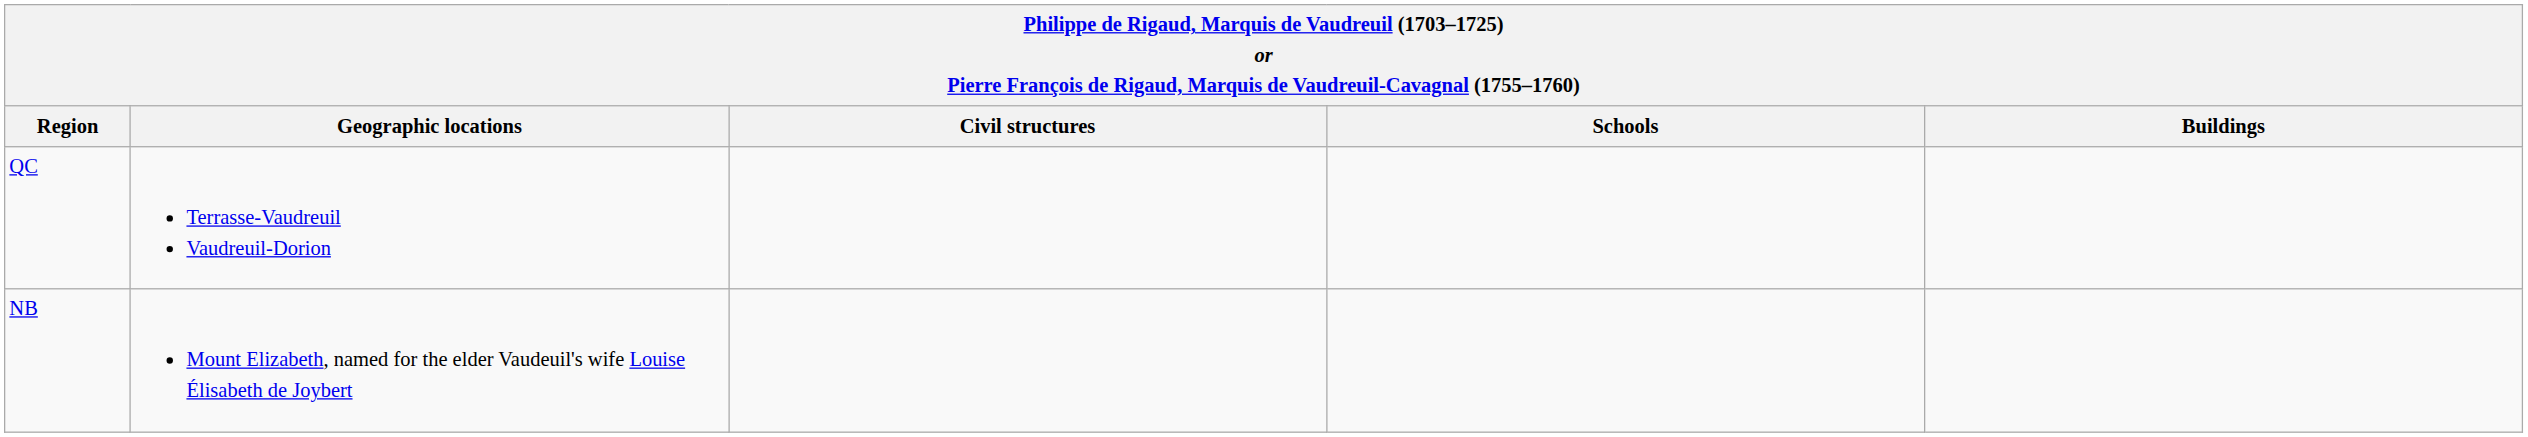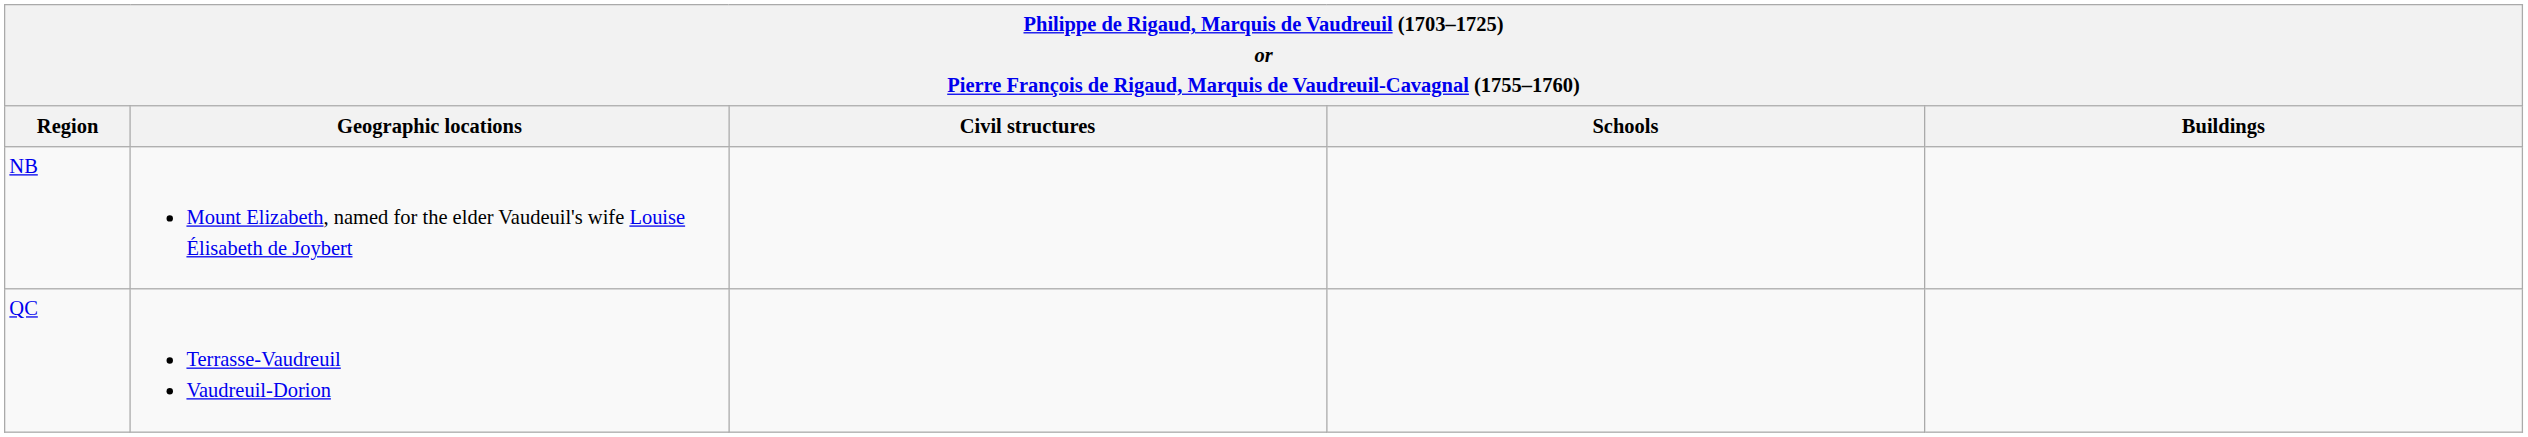rows swapped: (24, 308) <-> (24, 166)
